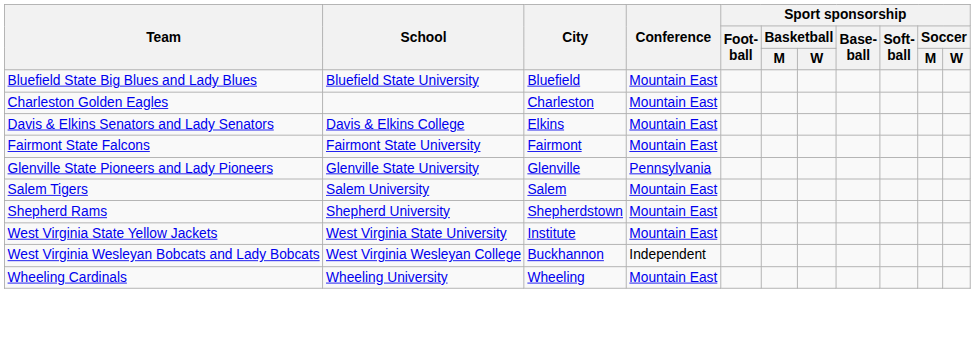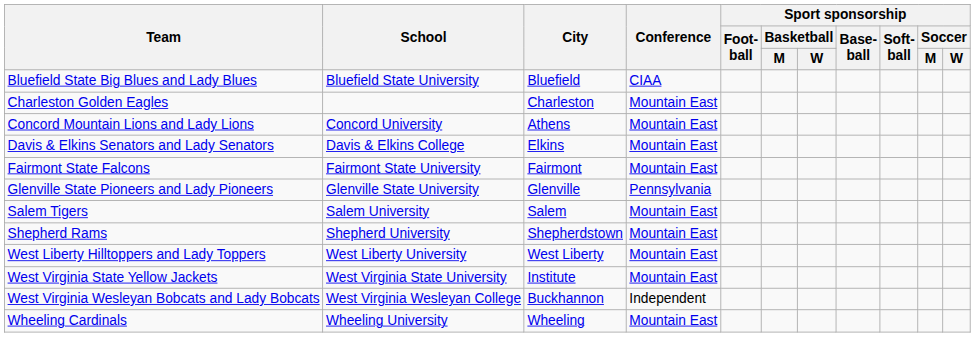(673, 80) Mountain East -> (645, 80) CIAA
+ row: (131, 124)
+ row: (137, 255)
